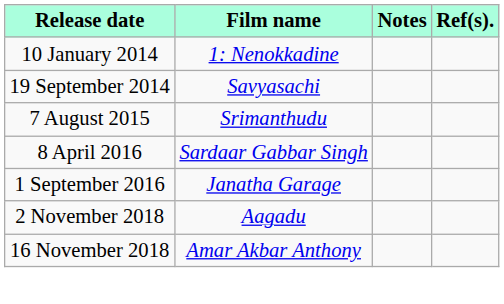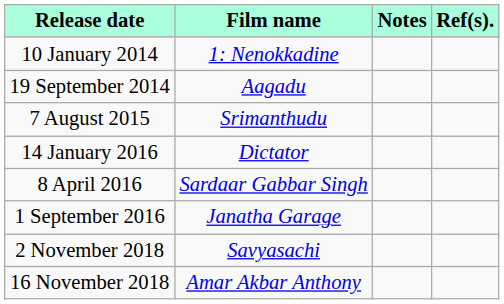(274, 86) Savyasachi -> (274, 86) Aagadu
+ row: (90, 151)
(274, 217) Aagadu -> (274, 250) Savyasachi
